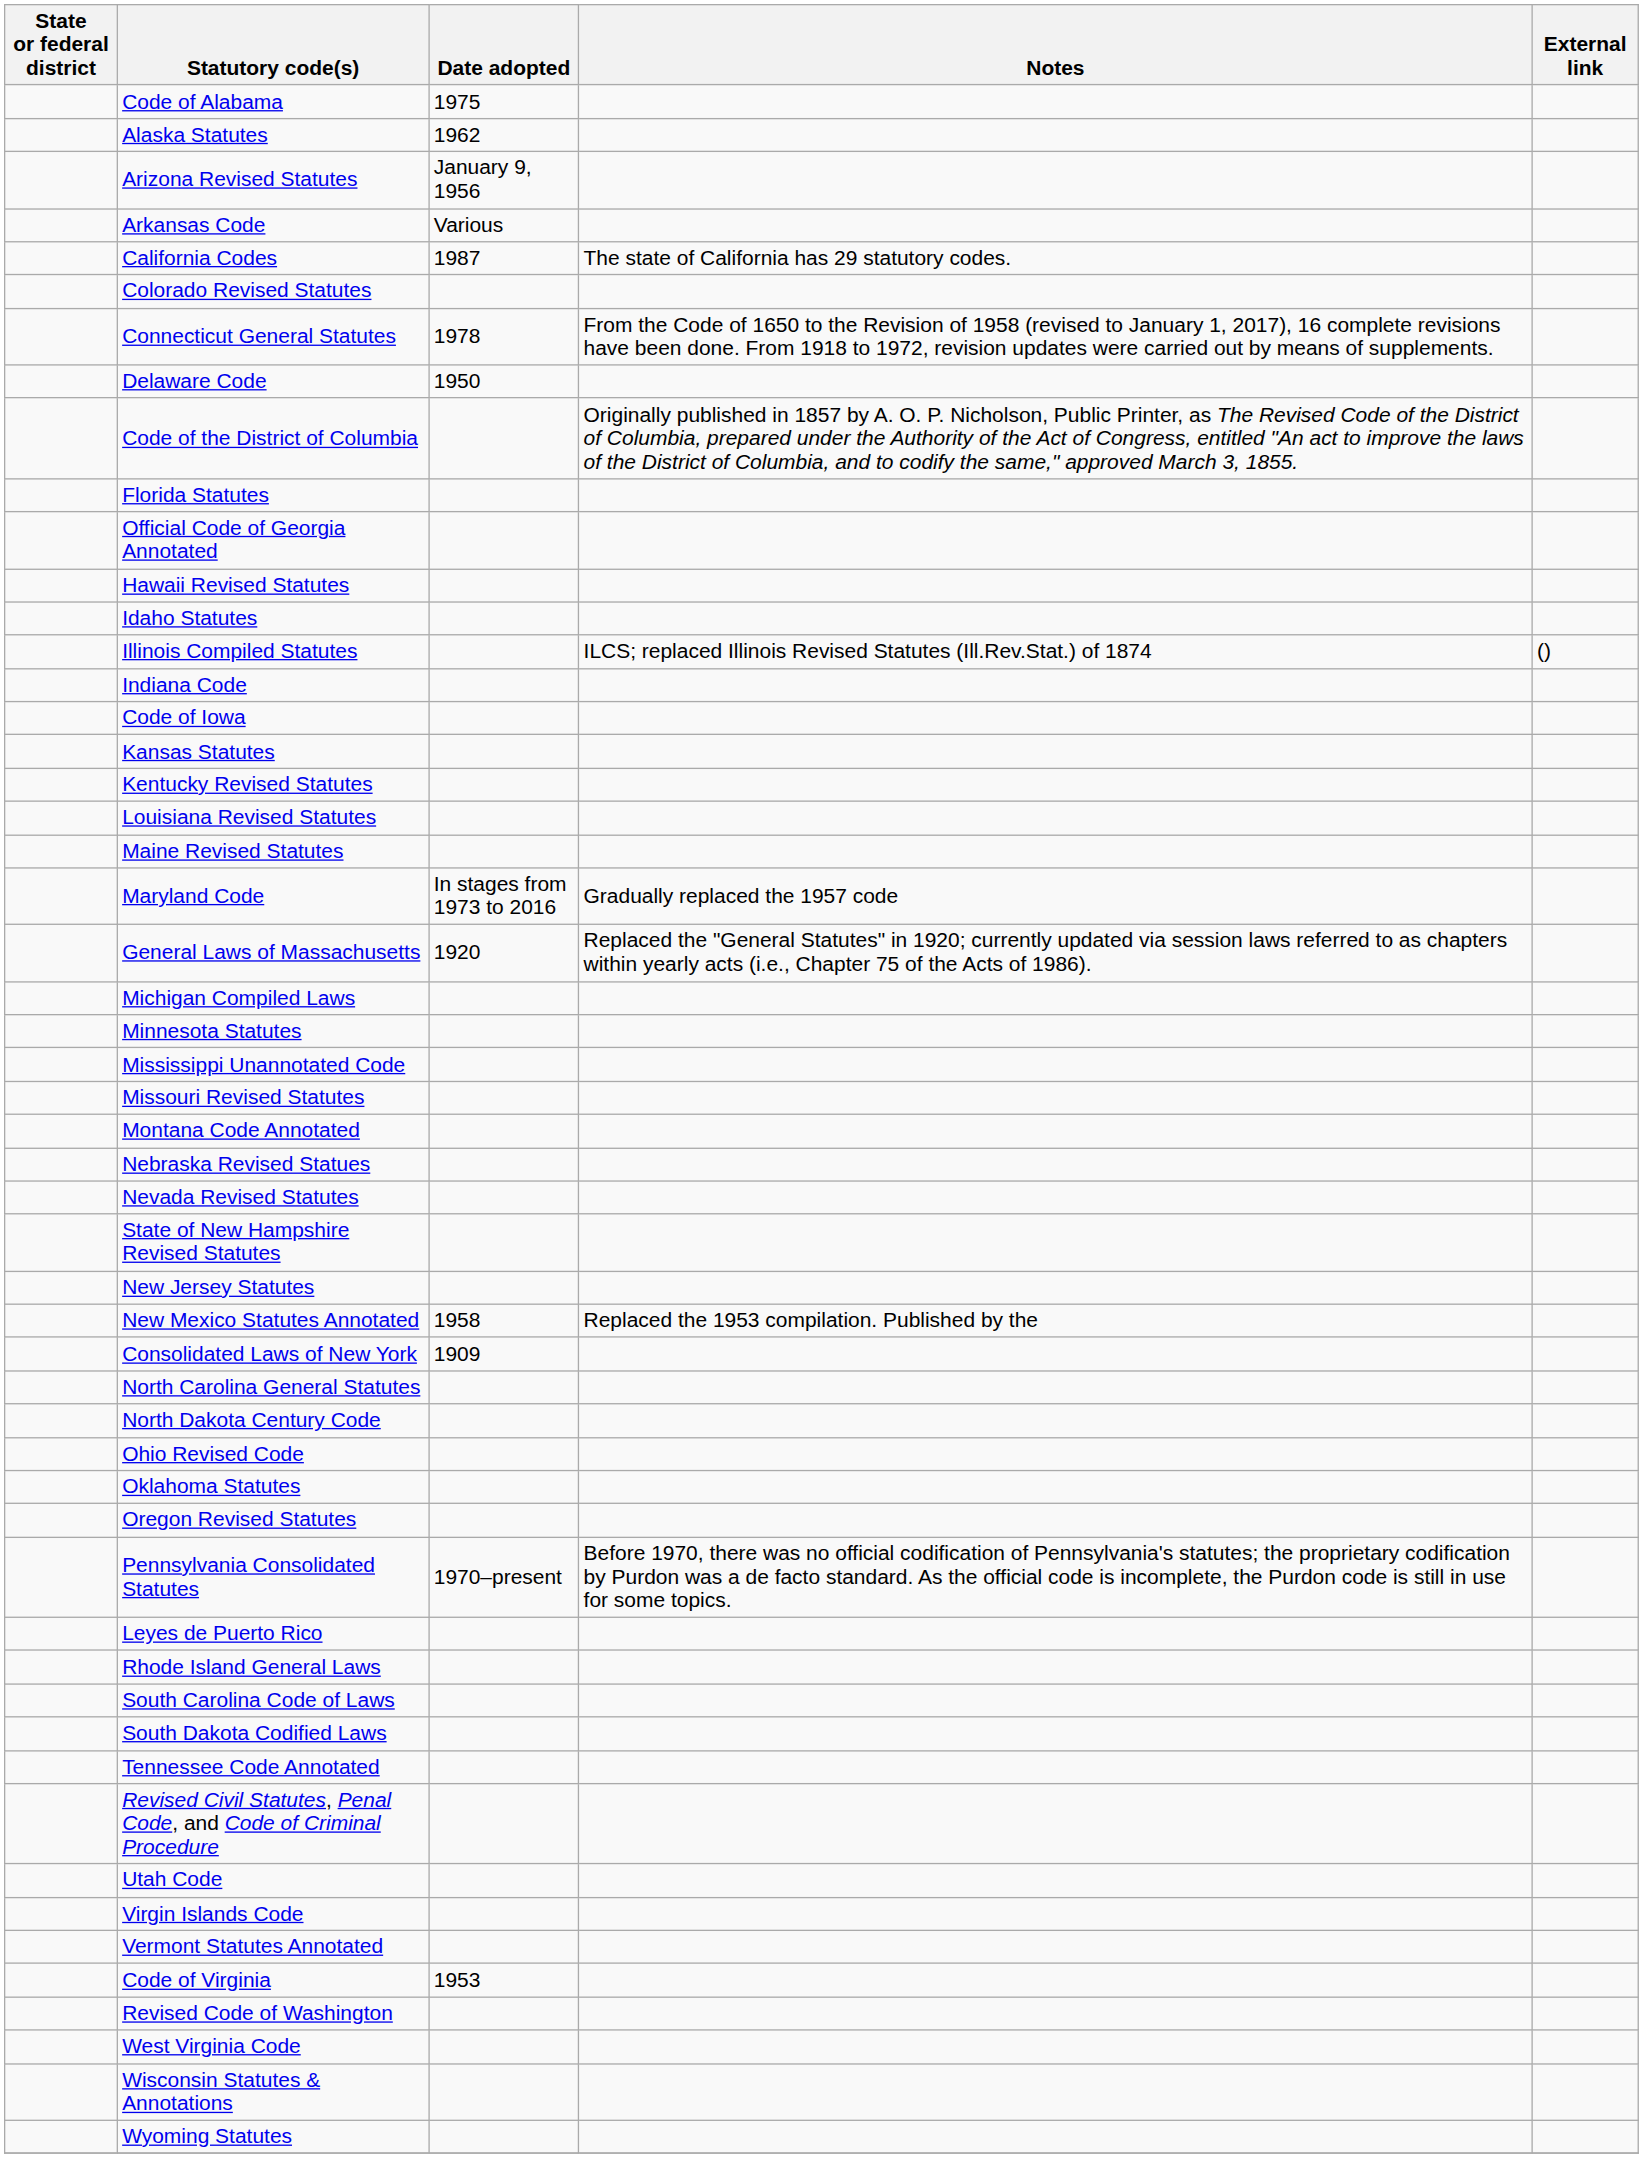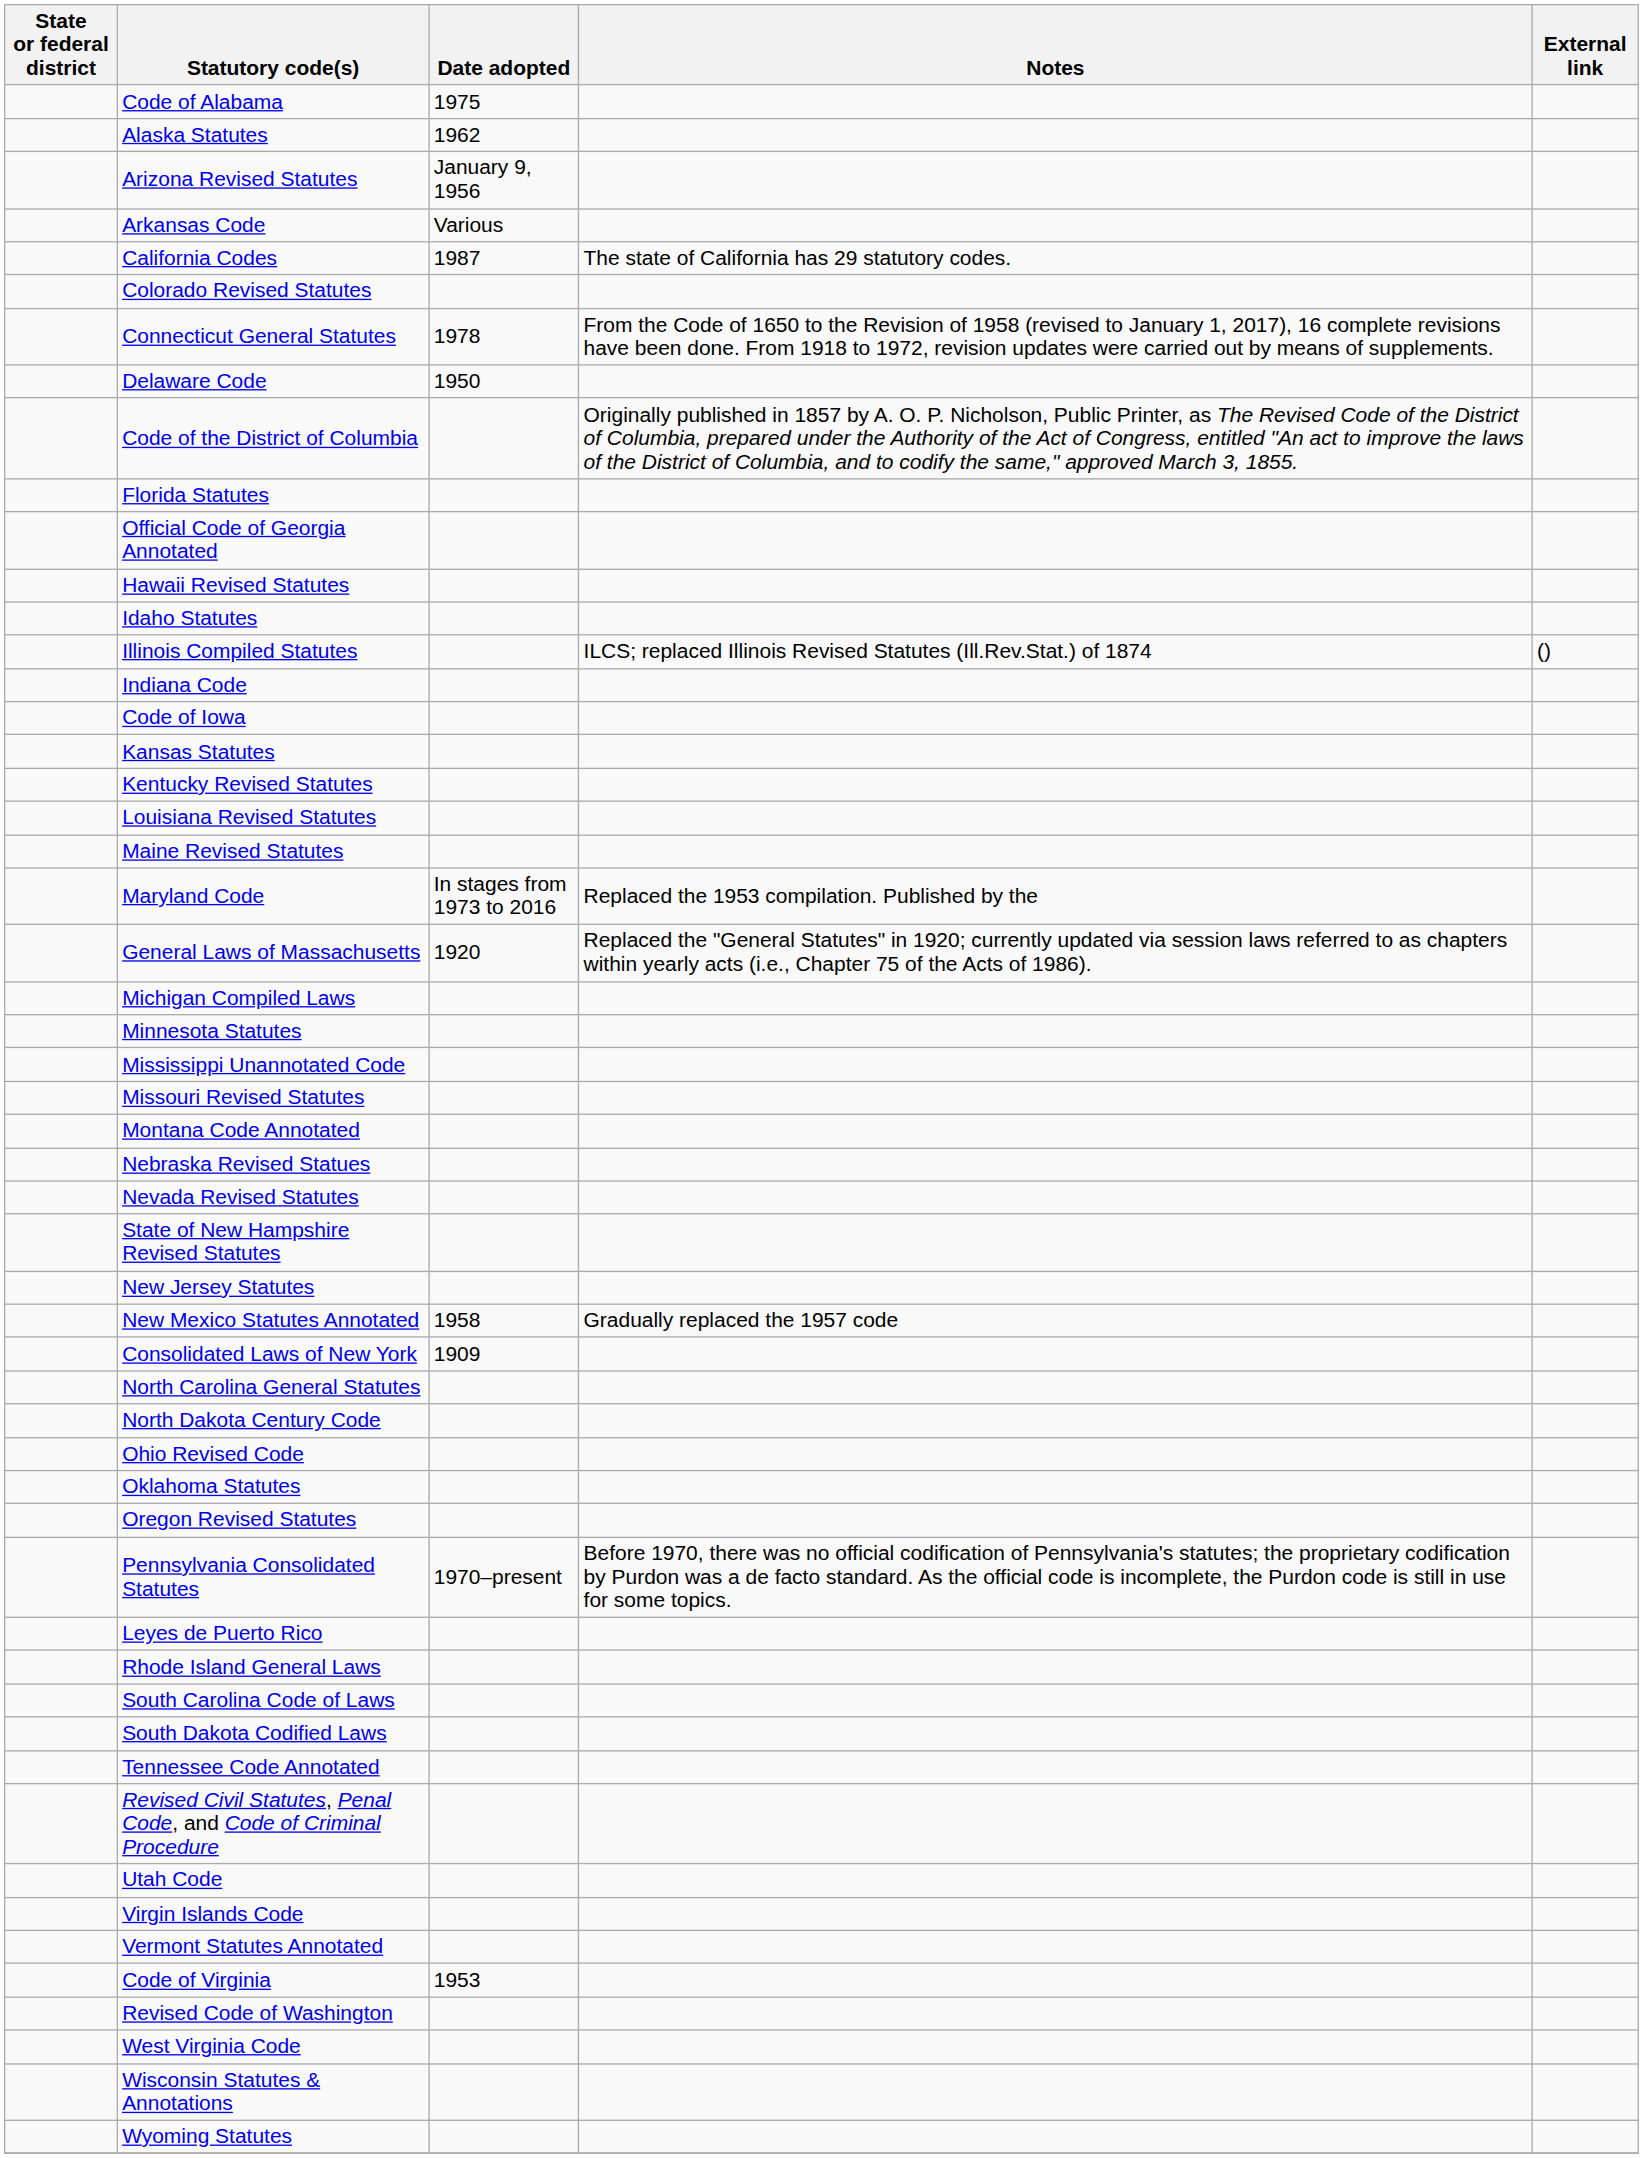(741, 896) Gradually replaced the 1957 code -> (811, 896) Replaced the 1953 compilation. Published by the
(811, 1320) Replaced the 1953 compilation. Published by the -> (741, 1320) Gradually replaced the 1957 code
